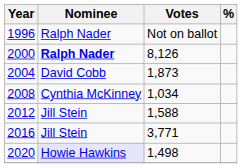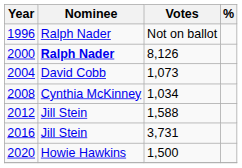(163, 73) 1,873 -> (163, 73) 1,073
(163, 133) 3,771 -> (163, 133) 3,731
(83, 152) lavender background -> (83, 152) no background
(163, 152) 1,498 -> (163, 152) 1,500
